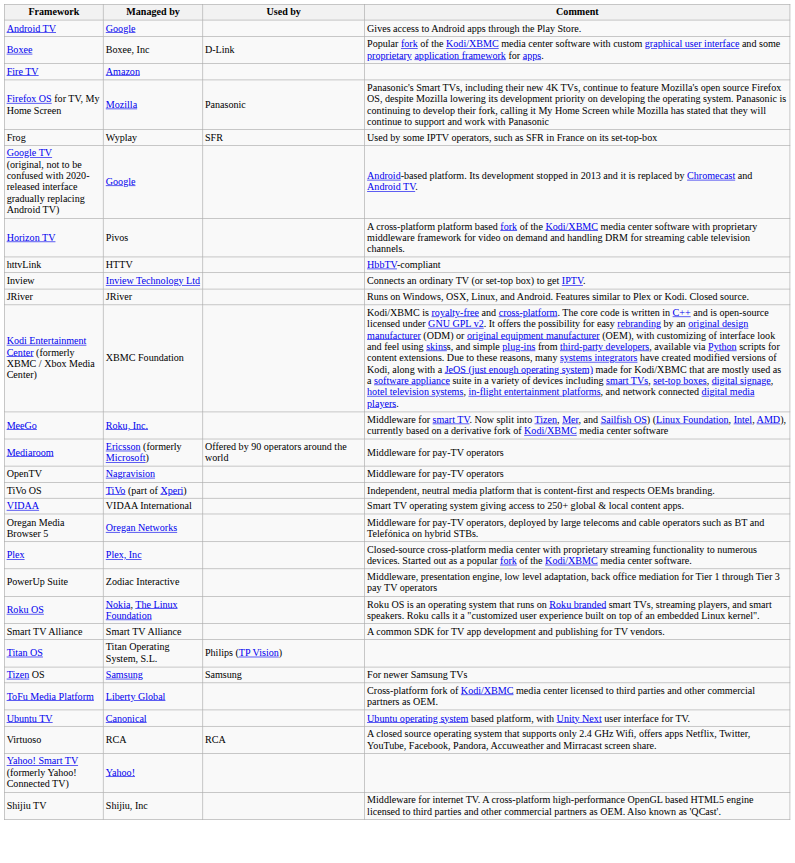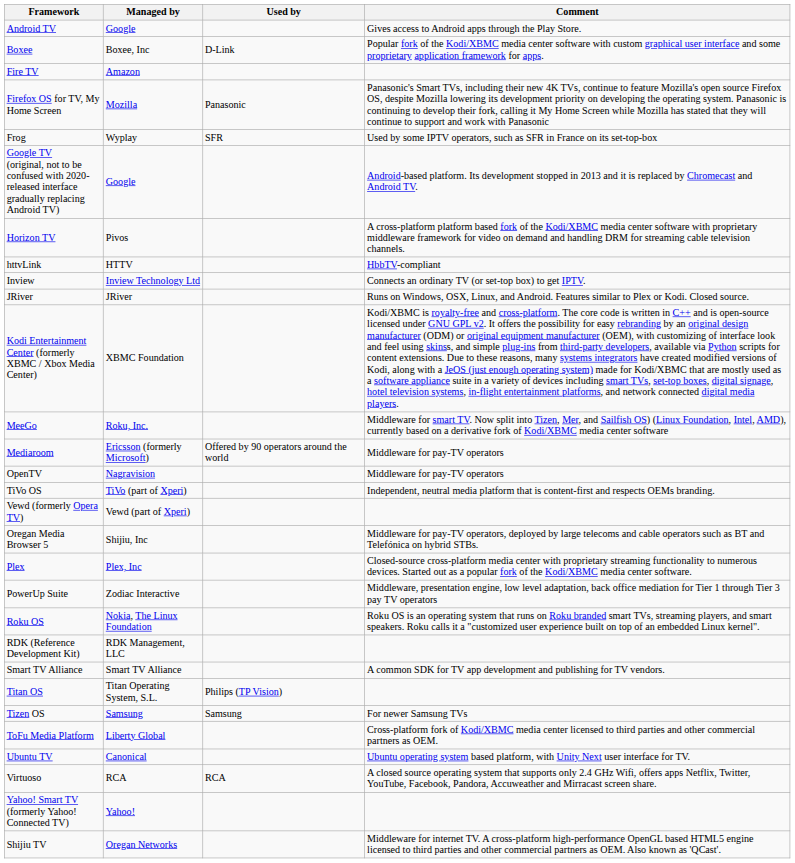+ row: (52, 512)
- row: (23, 506)
(141, 528) Oregan Networks -> (127, 539) Shijiu, Inc
+ row: (43, 648)
(127, 805) Shijiu, Inc -> (141, 844) Oregan Networks
